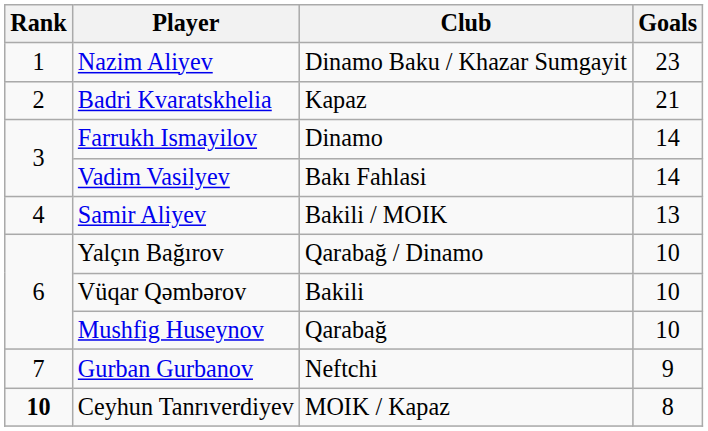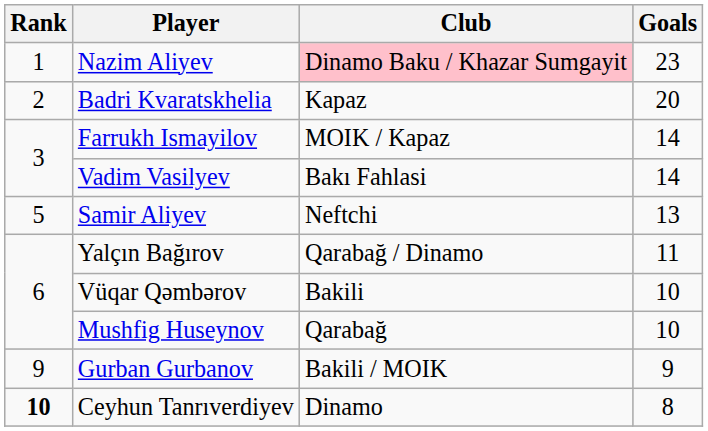(466, 61) no background -> (466, 61) pink background
(668, 100) 21 -> (668, 100) 20
(344, 138) Dinamo -> (377, 138) MOIK / Kapaz
(39, 215) 4 -> (39, 215) 5
(376, 215) Bakili / MOIK -> (341, 215) Neftchi
(668, 253) 10 -> (668, 253) 11
(39, 368) 7 -> (39, 368) 9
(341, 368) Neftchi -> (376, 368) Bakili / MOIK
(377, 406) MOIK / Kapaz -> (344, 406) Dinamo
